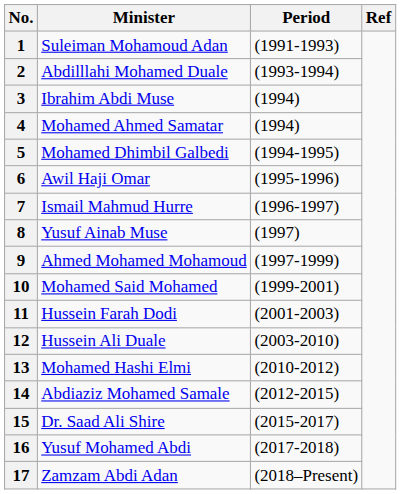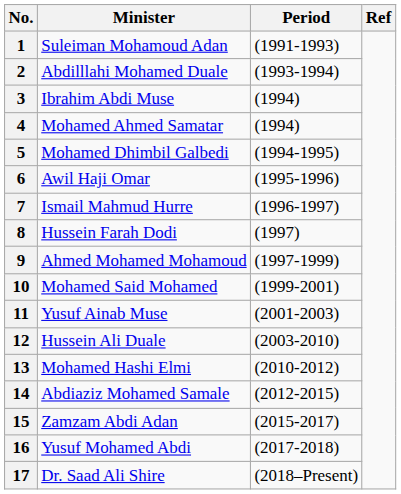(104, 233) Yusuf Ainab Muse -> (109, 233) Hussein Farah Dodi
(109, 313) Hussein Farah Dodi -> (104, 313) Yusuf Ainab Muse
(103, 421) Dr. Saad Ali Shire -> (110, 421) Zamzam Abdi Adan
(110, 475) Zamzam Abdi Adan -> (103, 475) Dr. Saad Ali Shire
